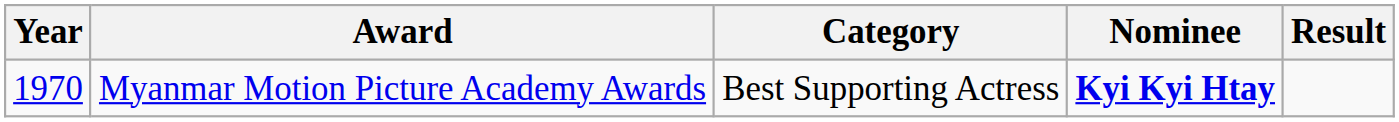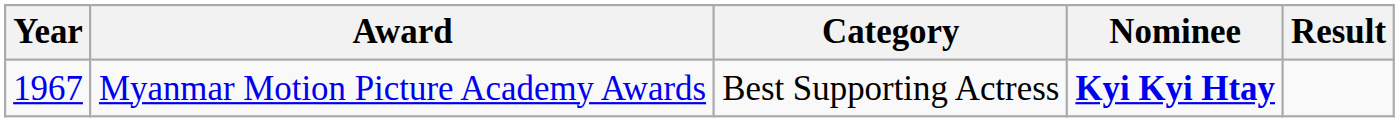(48, 87) 1970 -> (48, 87) 1967
